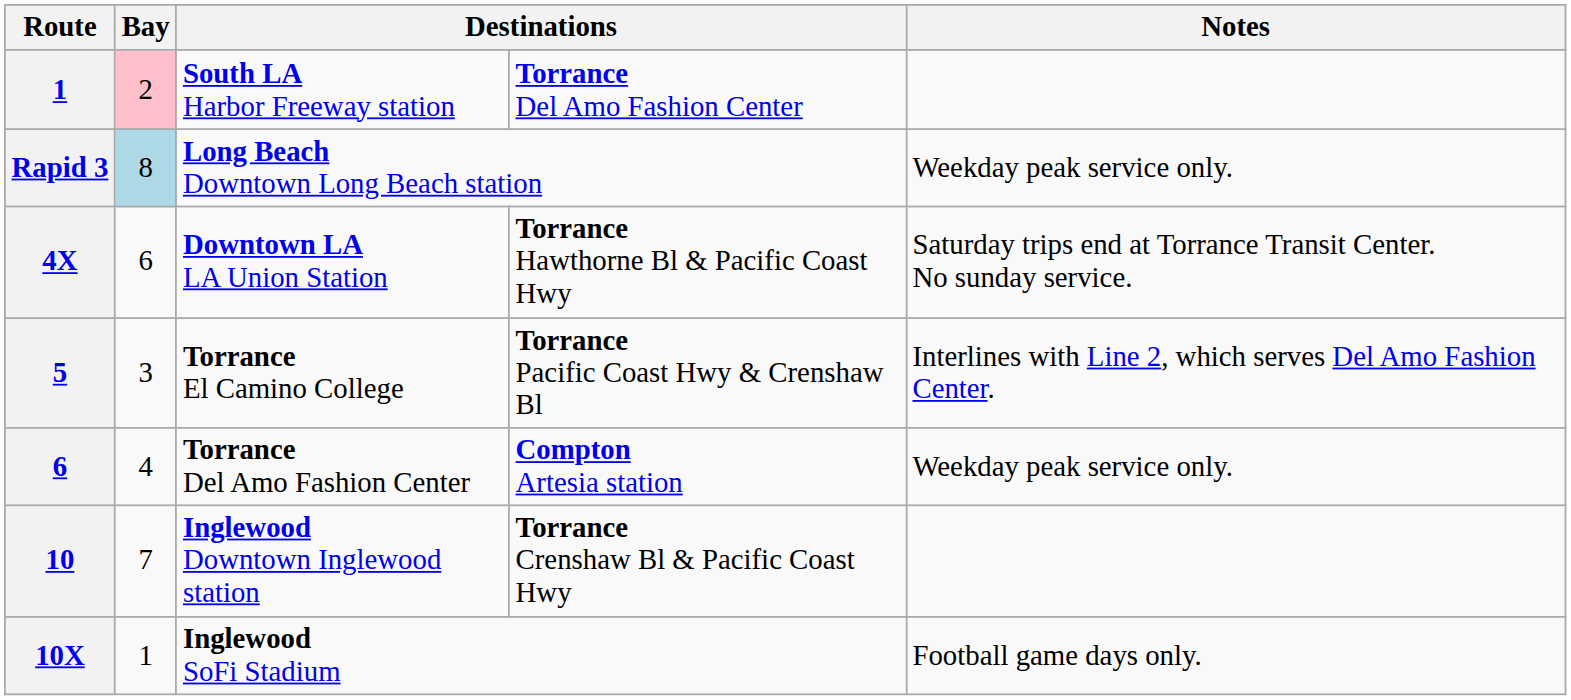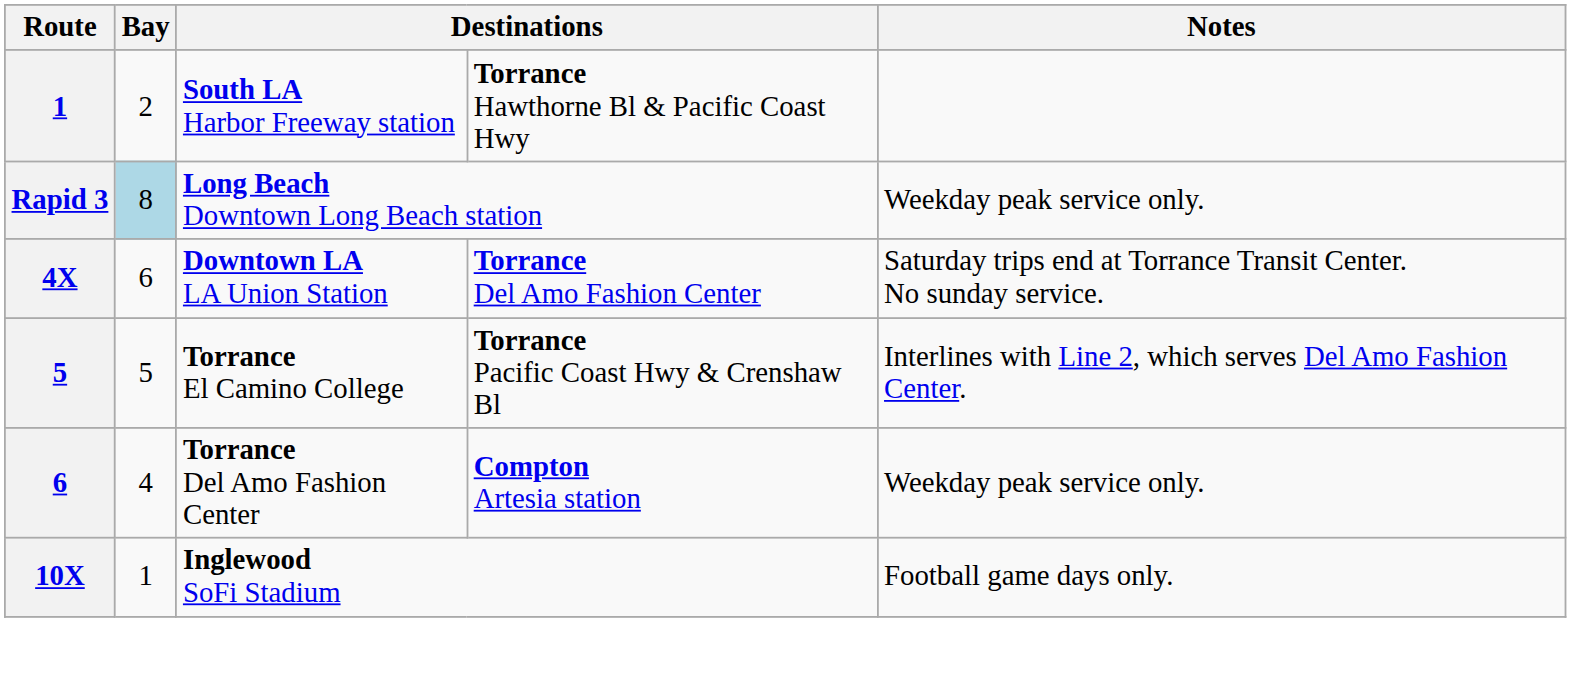(146, 89) pink background -> (146, 105) no background
(659, 89) Torrance Del Amo Fashion Center -> (650, 105) Torrance Hawthorne Bl & Pacific Coast Hwy
(692, 261) Torrance Hawthorne Bl & Pacific Coast Hwy -> (617, 277) Torrance Del Amo Fashion Center
(146, 372) 3 -> (146, 372) 5
- row: (312, 560)
